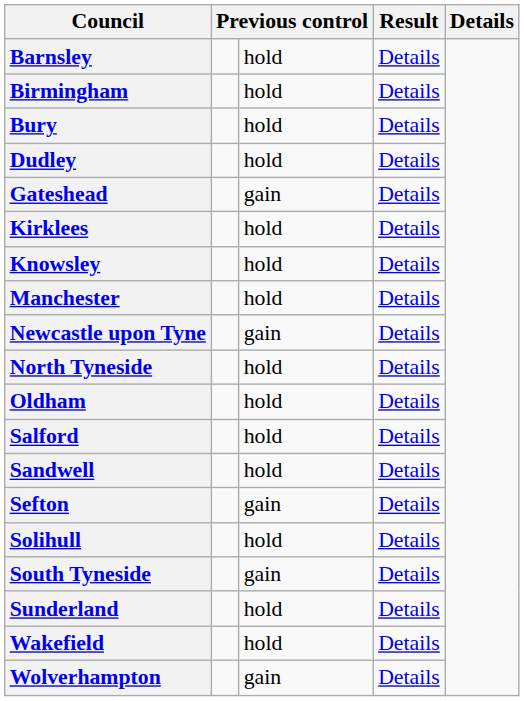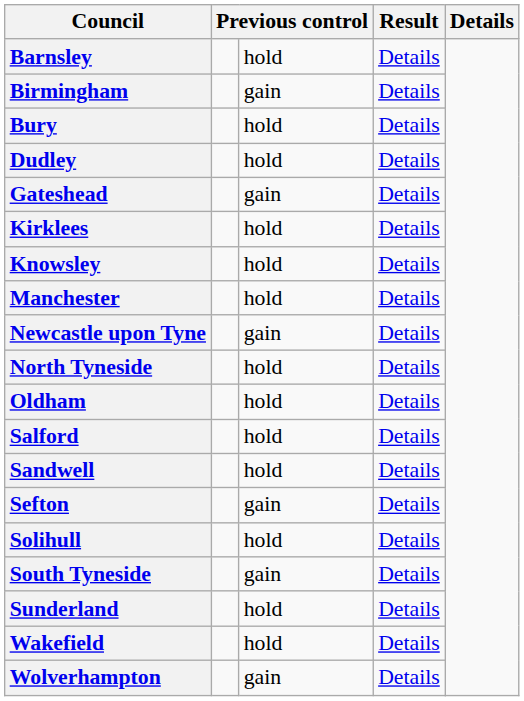(263, 90) hold -> (262, 90) gain
